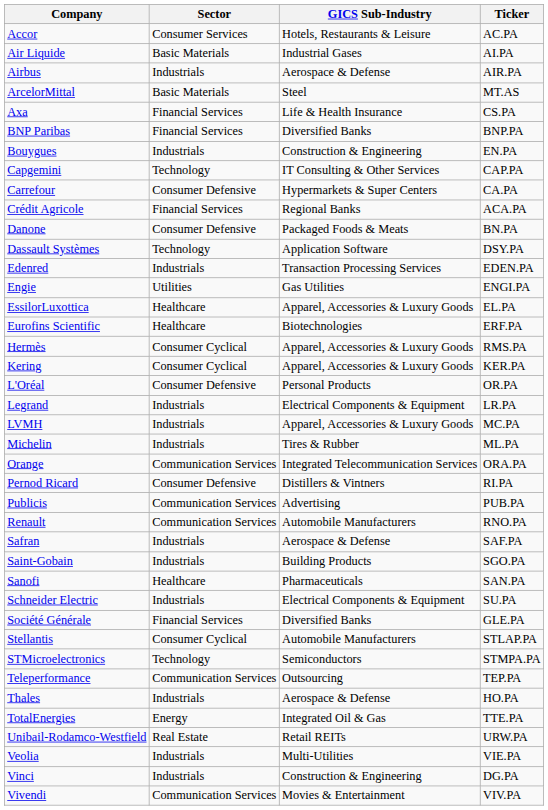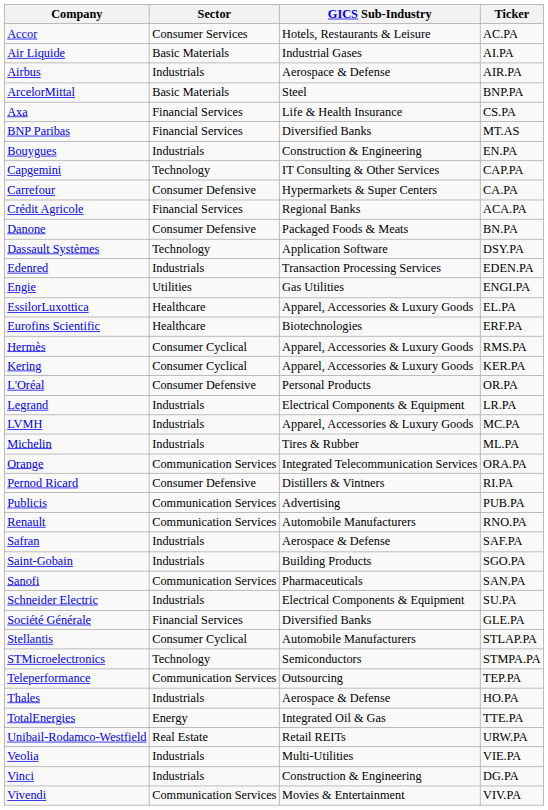(501, 92) MT.AS -> (503, 92) BNP.PA
(503, 131) BNP.PA -> (501, 131) MT.AS
(179, 580) Healthcare -> (214, 580) Communication Services
